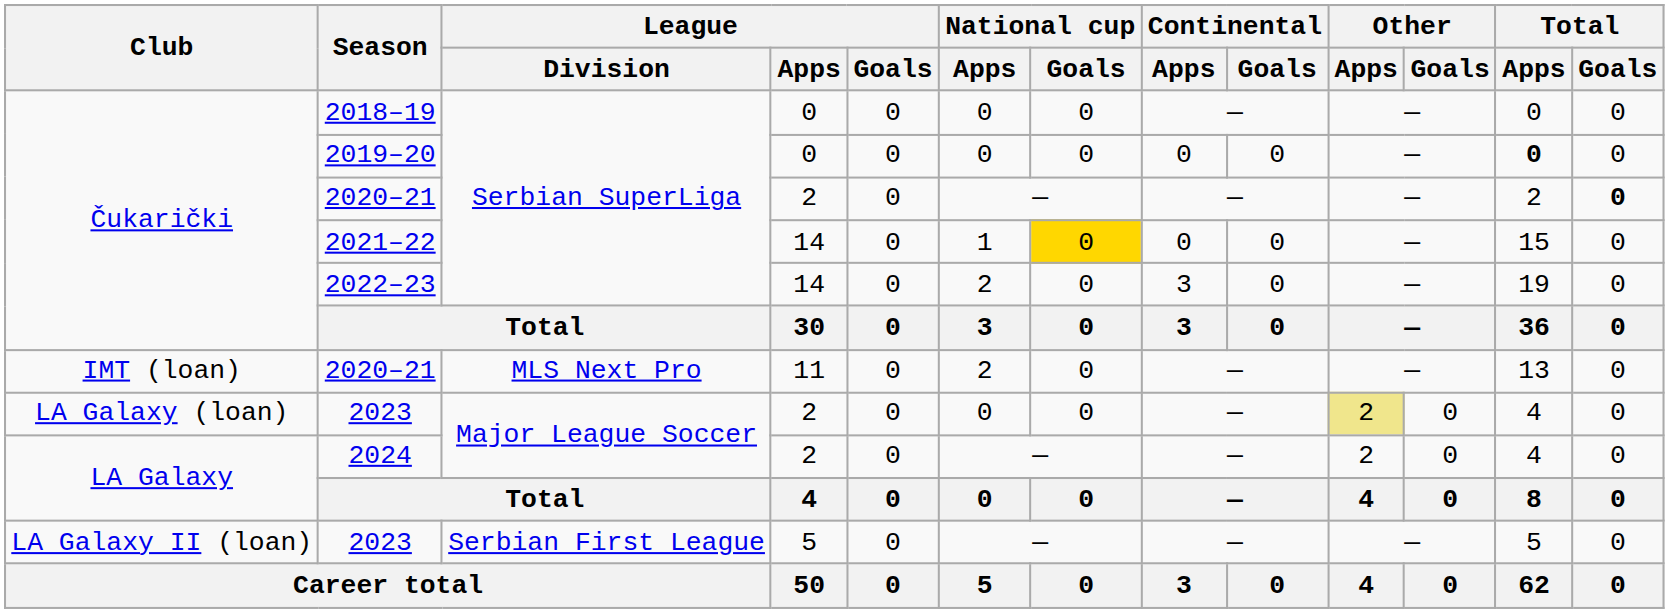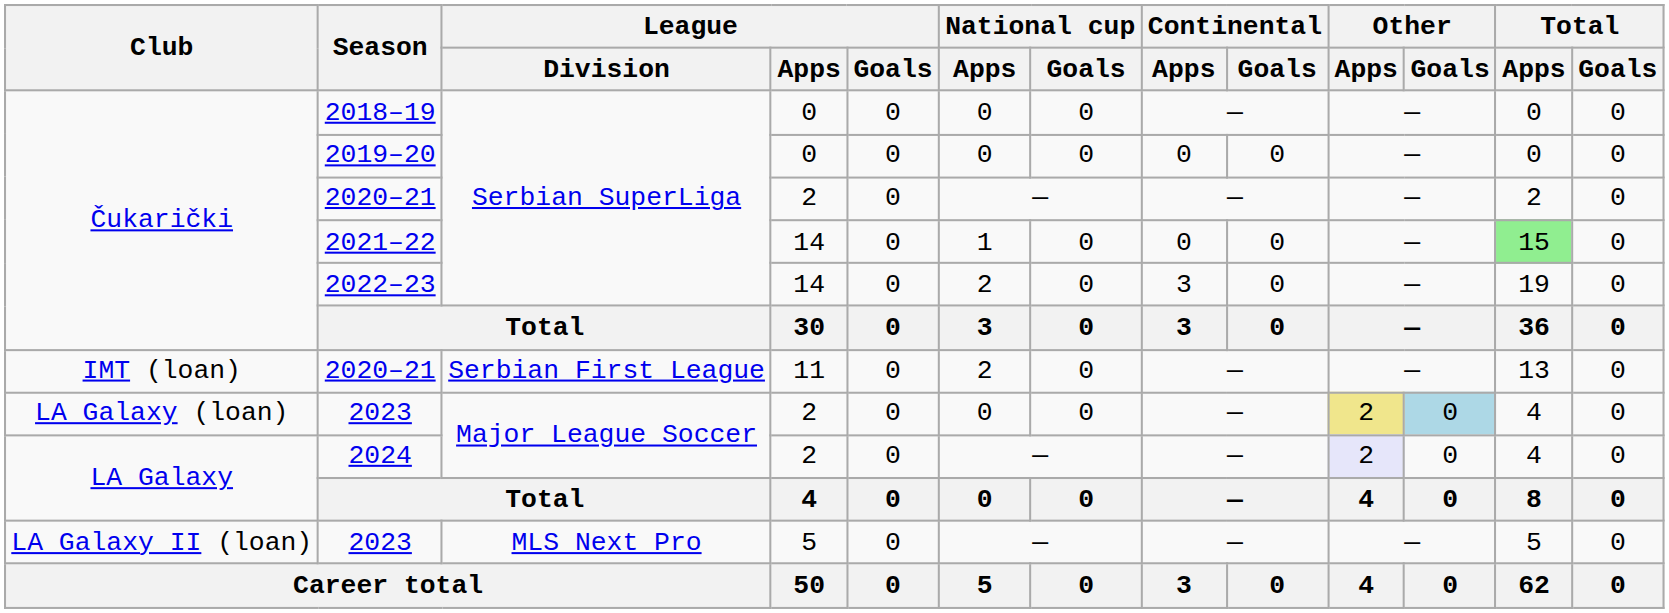(1534, 156) bold -> (1534, 156) normal
(1618, 199) bold -> (1618, 199) normal
(1086, 242) gold background -> (1086, 242) no background
(1534, 242) no background -> (1534, 242) lightgreen background
(607, 371) MLS Next Pro -> (607, 371) Serbian First League
(1450, 414) no background -> (1450, 414) lightblue background
(1366, 457) no background -> (1366, 457) lavender background
(607, 543) Serbian First League -> (607, 543) MLS Next Pro
